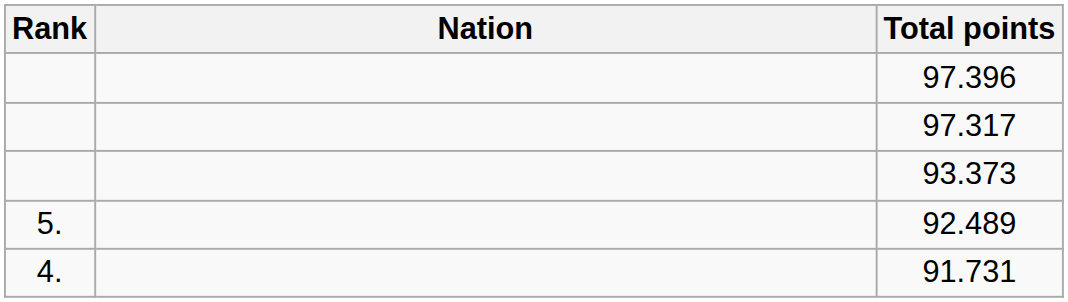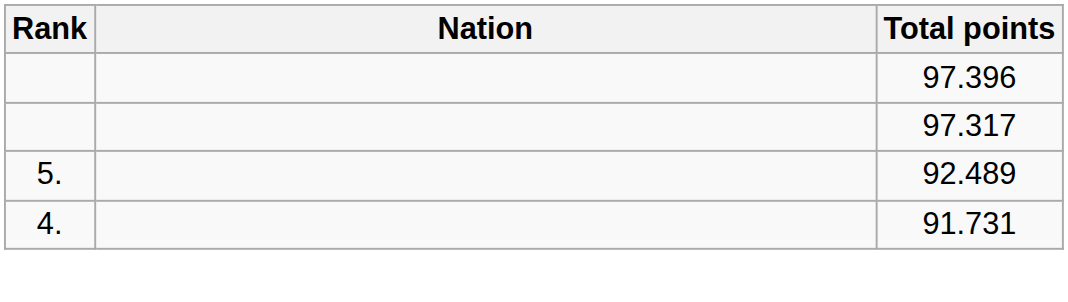- row: (969, 175)
